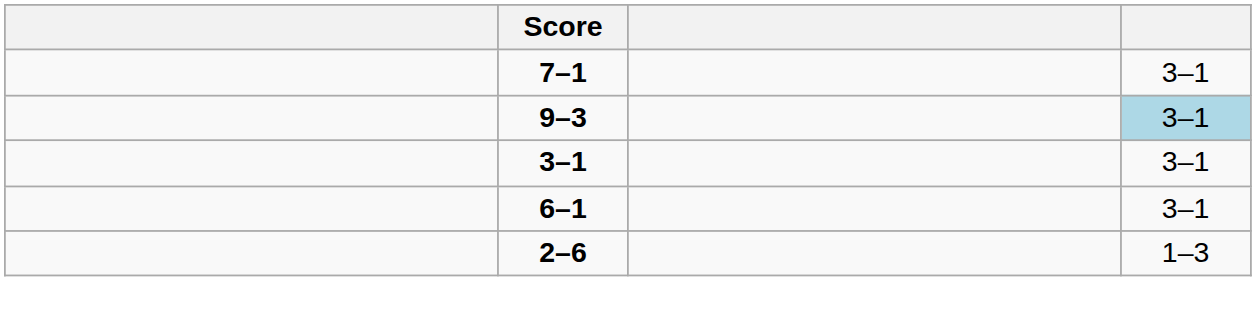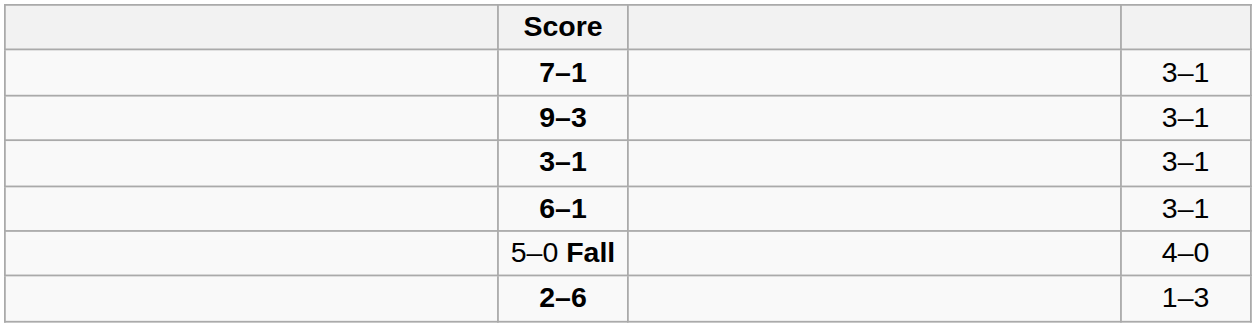(1186, 117) lightblue background -> (1186, 117) no background
+ row: (563, 252)
